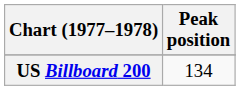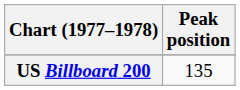(198, 70) 134 -> (198, 70) 135
